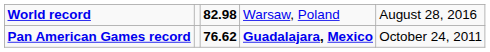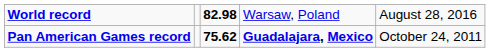(220, 36) 76.62 -> (220, 36) 75.62
